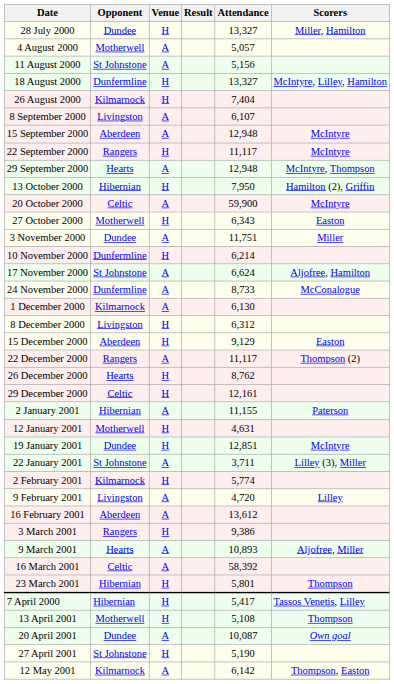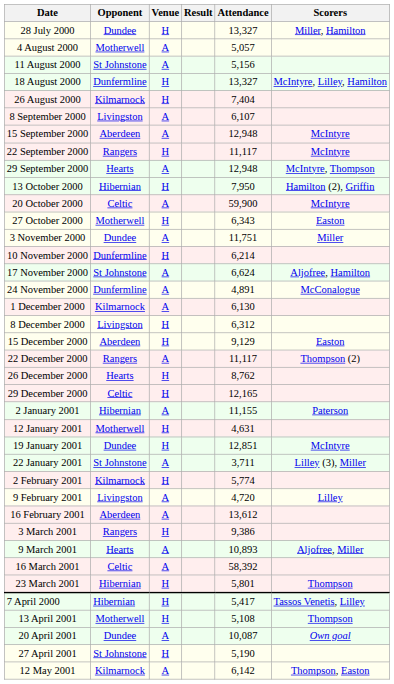(243, 290) 8,733 -> (243, 290) 4,891
(243, 393) 12,161 -> (243, 393) 12,165
